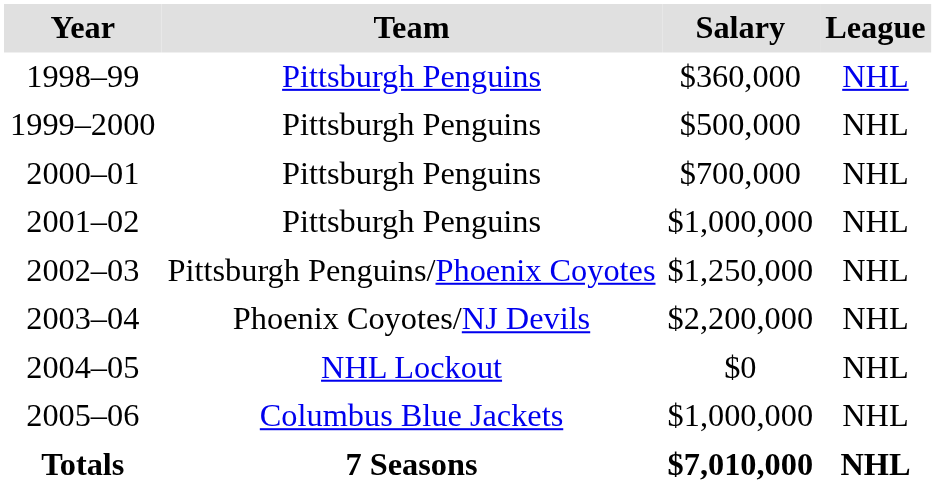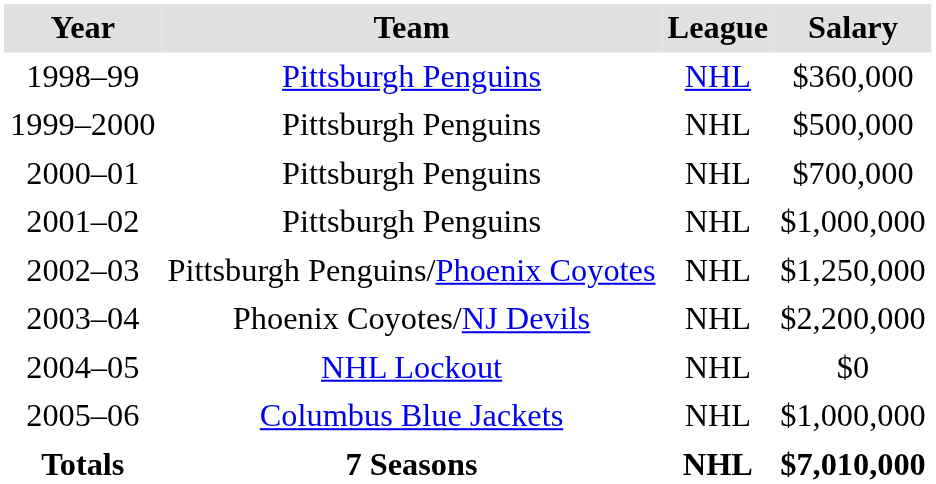columns swapped: (875, 27) <-> (740, 27)
